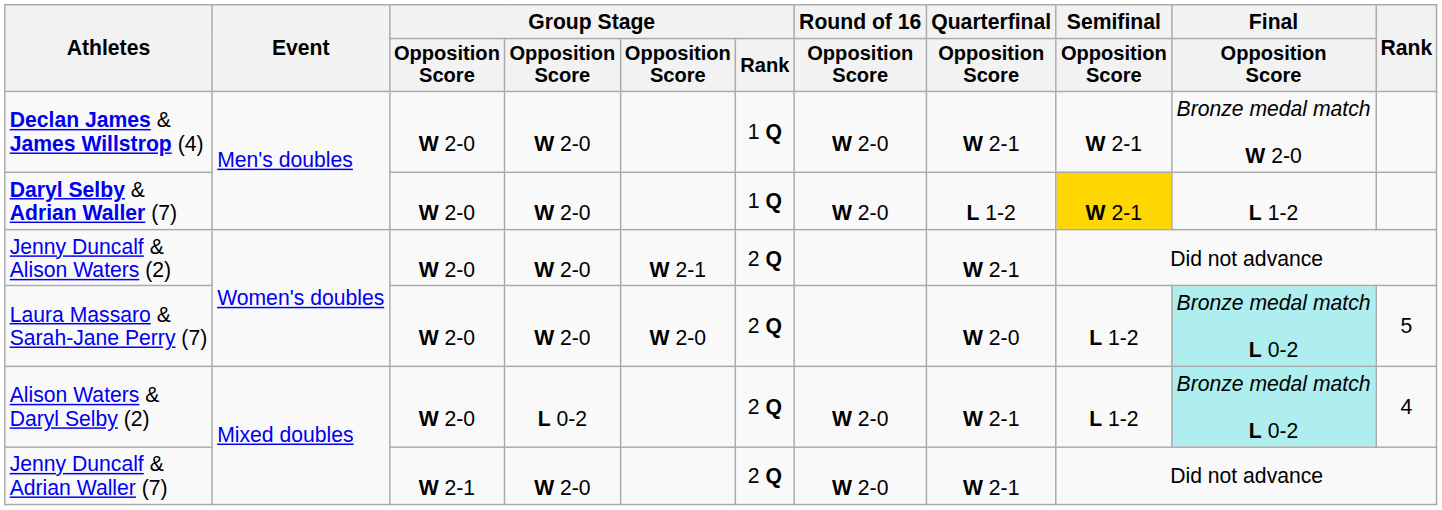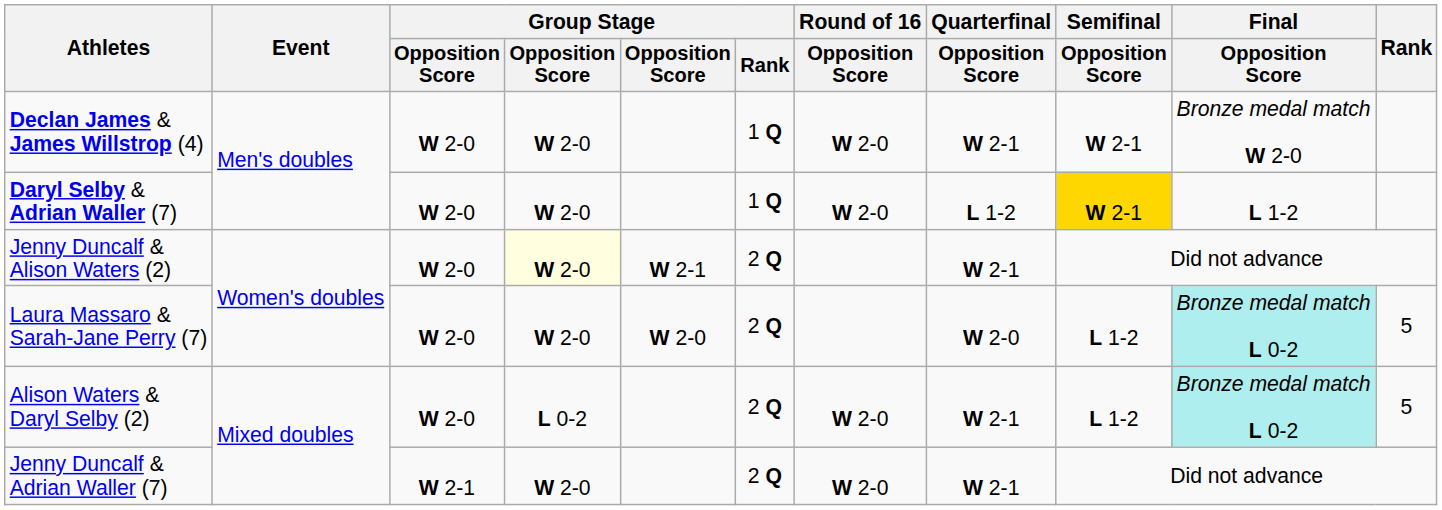(562, 270) no background -> (562, 270) lightyellow background
(1406, 407) 4 -> (1406, 407) 5
